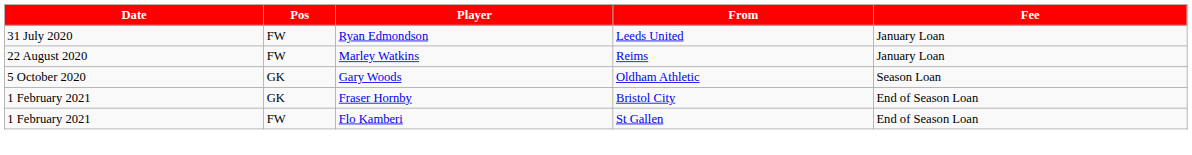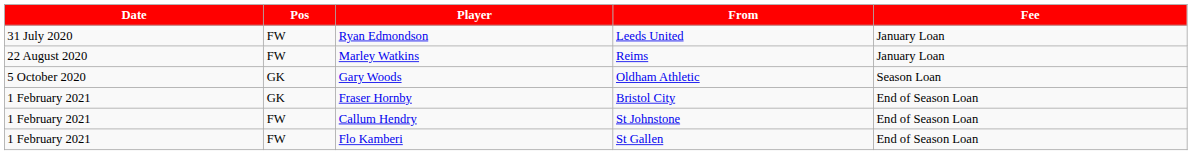+ row: (378, 119)
